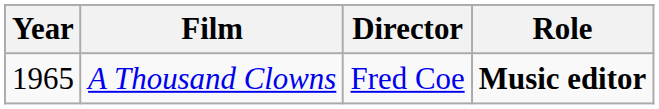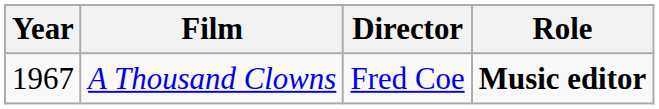(43, 77) 1965 -> (43, 77) 1967
